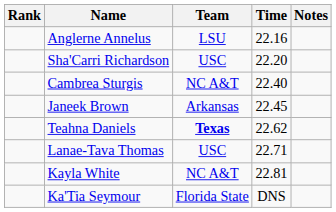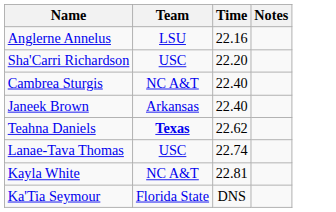- column: (24, 15)
(271, 106) 22.45 -> (232, 106) 22.40
(271, 151) 22.71 -> (232, 151) 22.74
